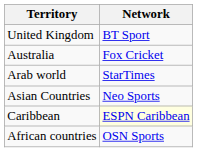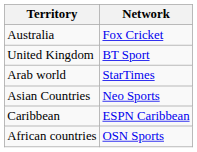rows swapped: (51, 34) <-> (31, 55)
(146, 116) lightyellow background -> (146, 116) no background
